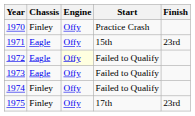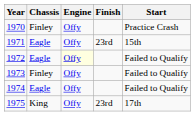columns swapped: (127, 12) <-> (176, 12)
(40, 73) Eagle -> (41, 73) Finley
(41, 88) Finley -> (40, 88) Eagle
(41, 104) Finley -> (39, 104) King
